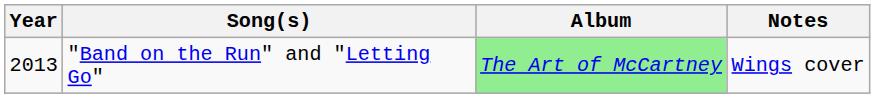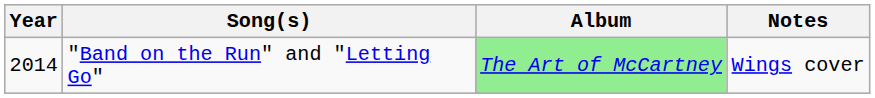(34, 66) 2013 -> (34, 66) 2014
